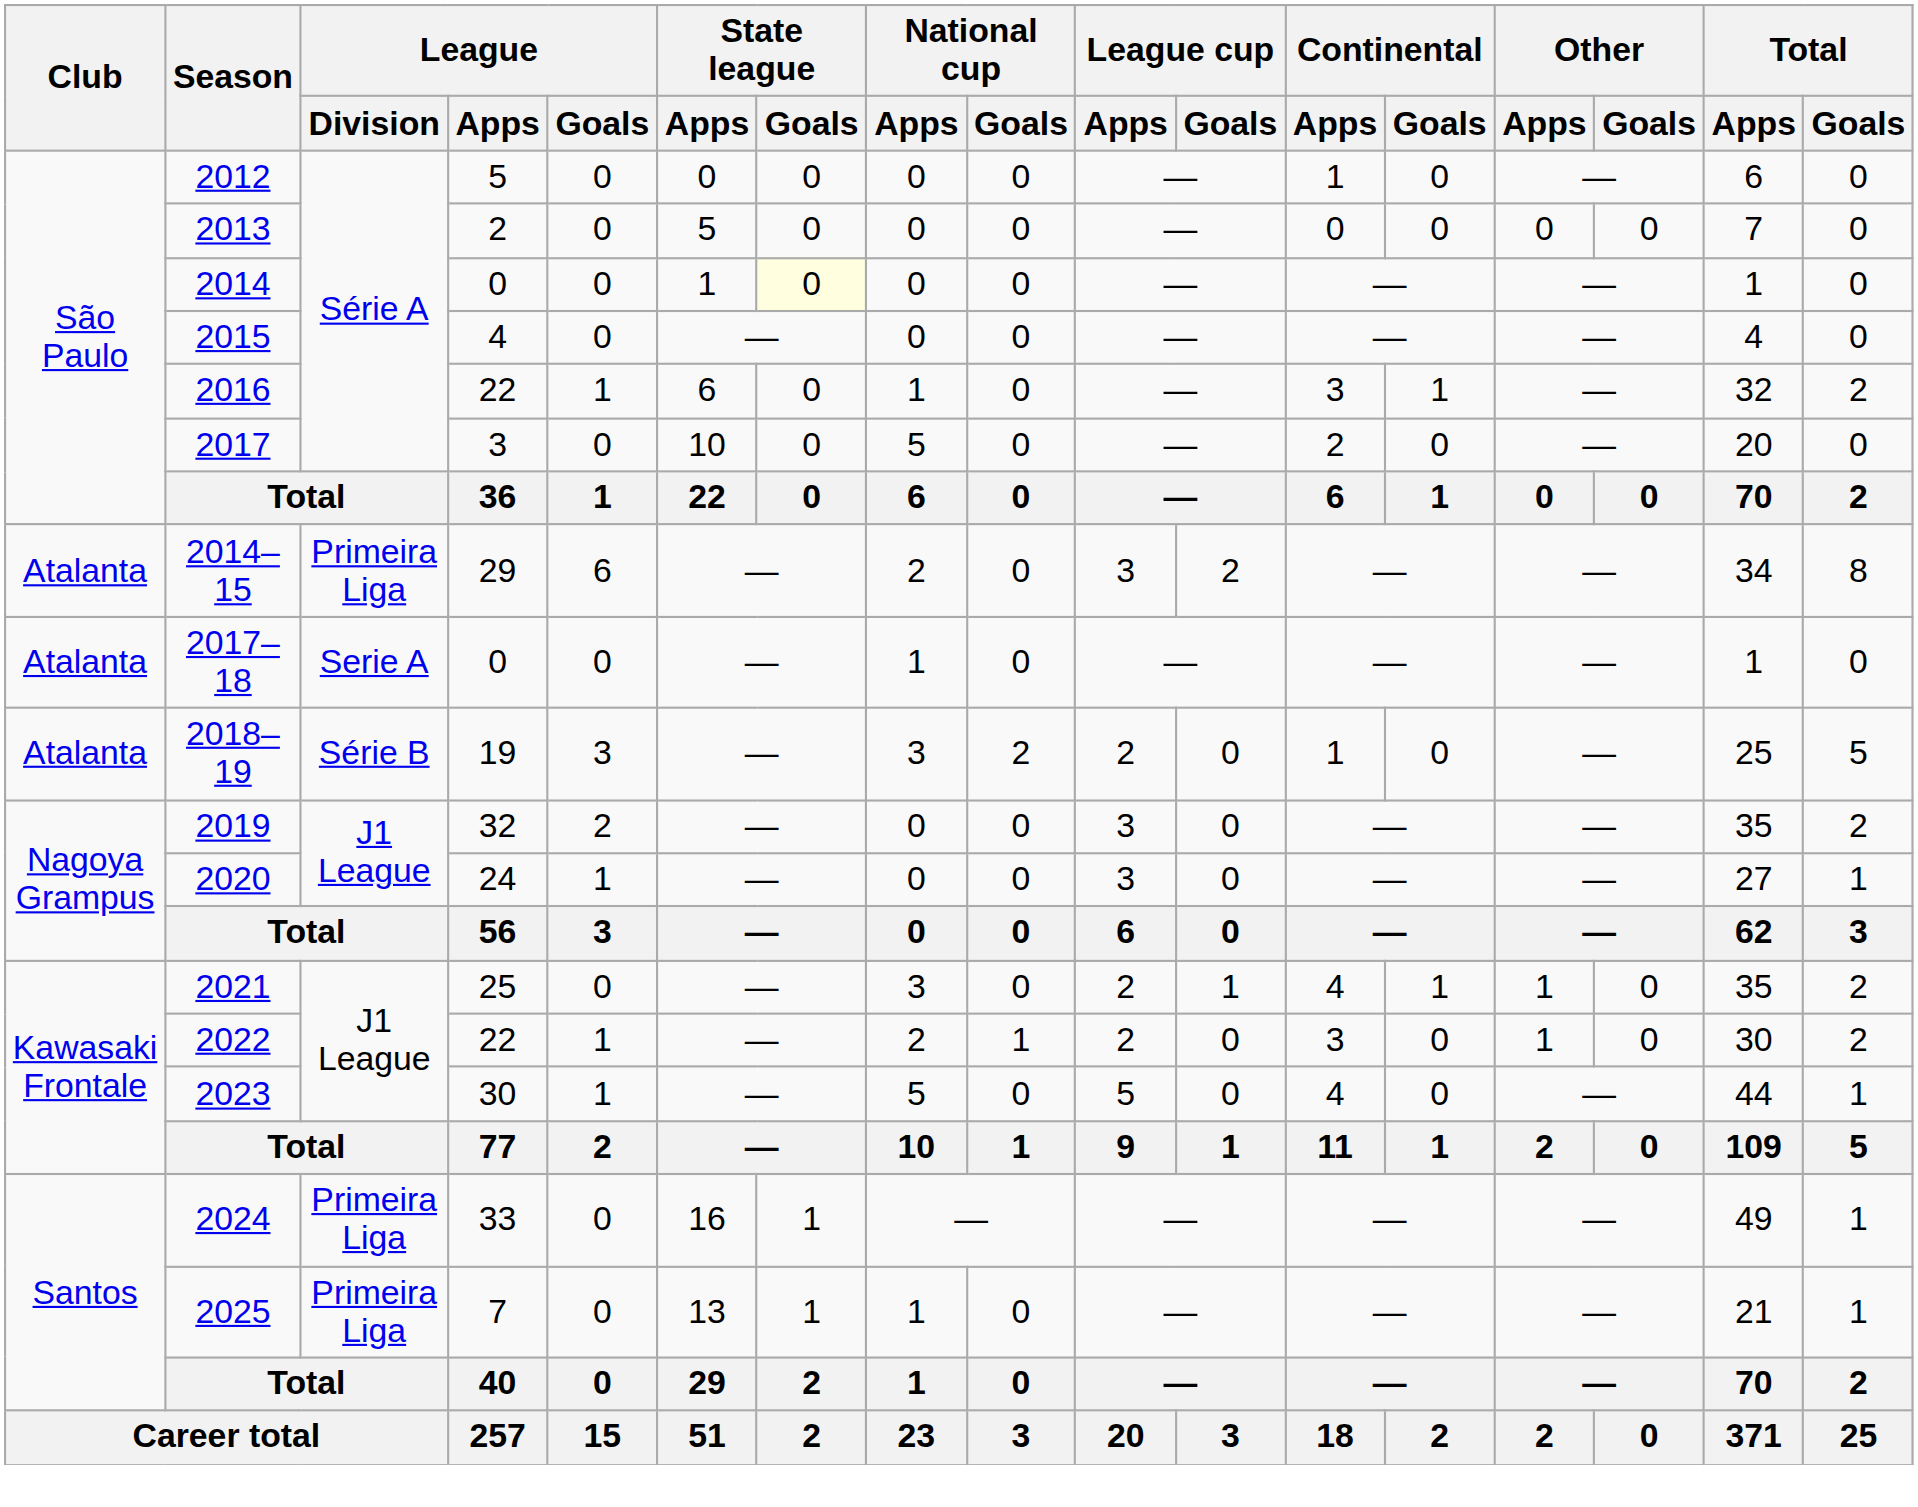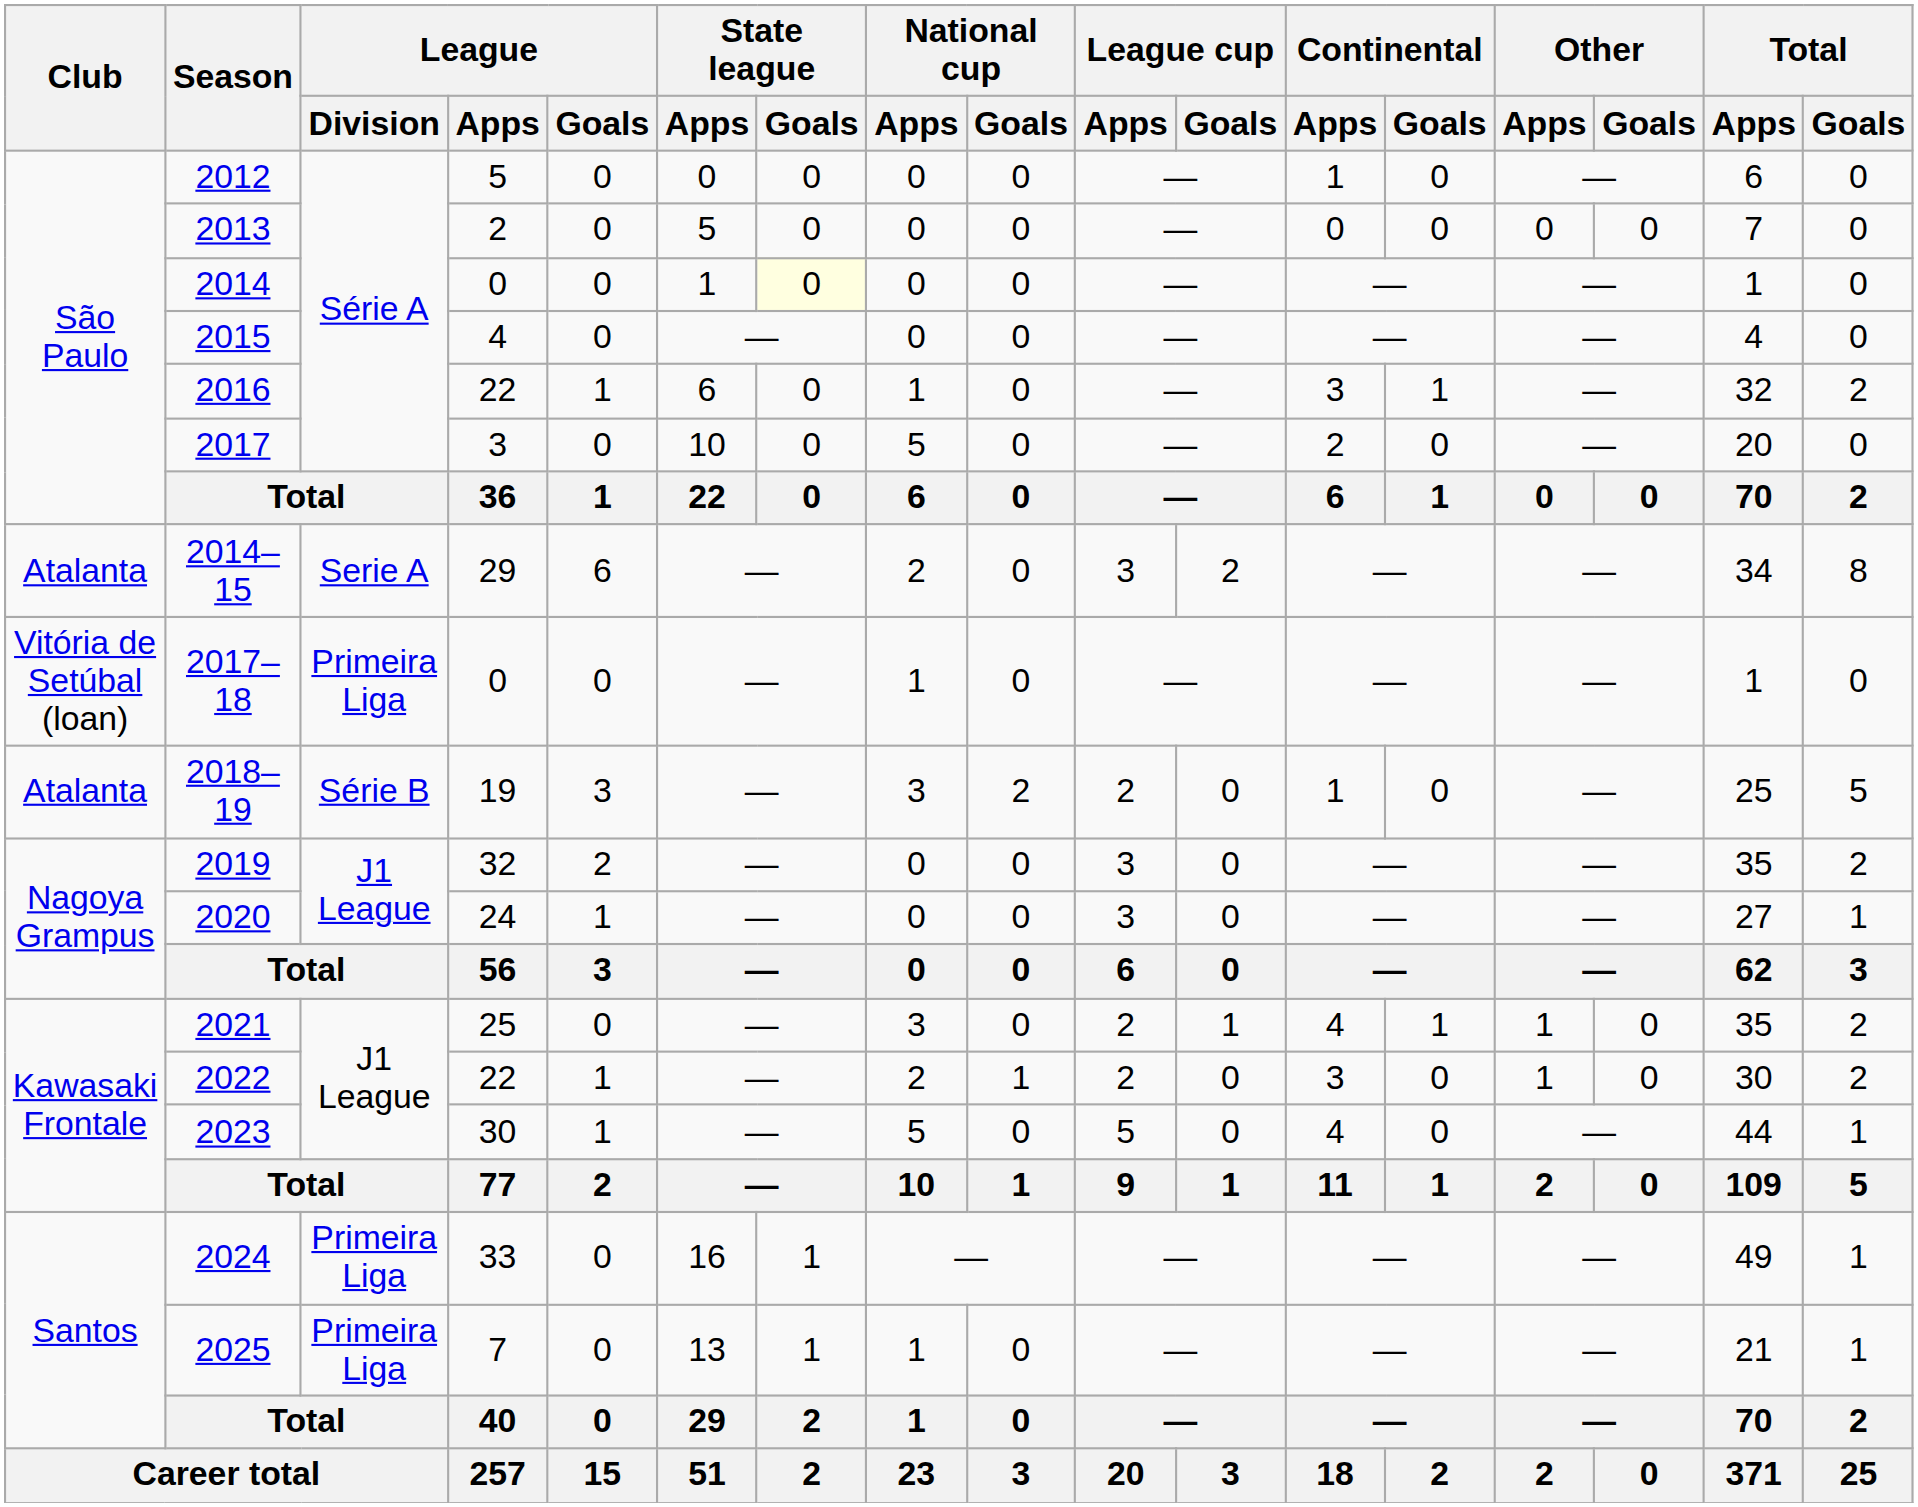(374, 570) Primeira Liga -> (374, 570) Serie A
(85, 661) Atalanta -> (85, 680) Vitória de Setúbal (loan)
(374, 661) Serie A -> (374, 680) Primeira Liga
